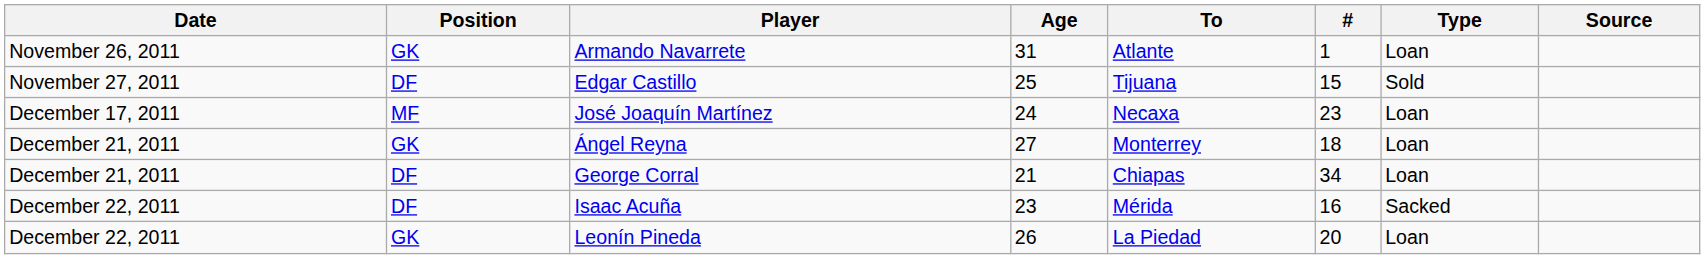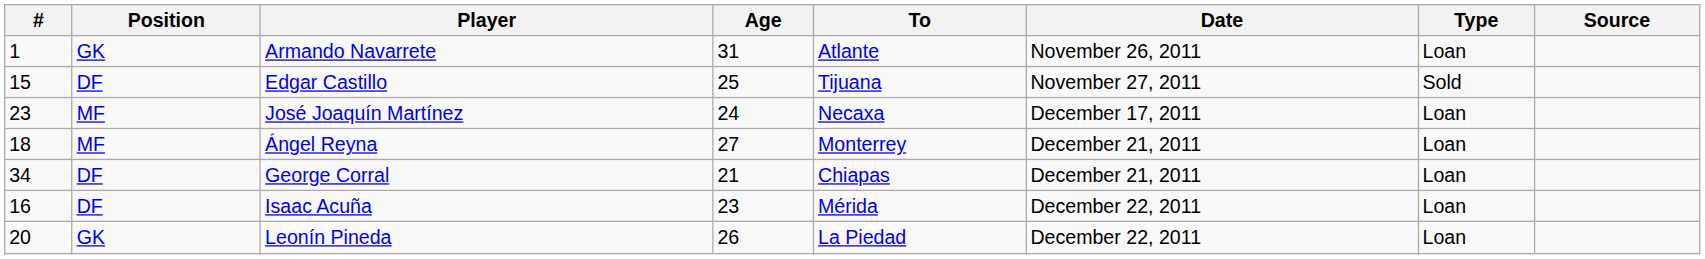columns swapped: (1348, 20) <-> (196, 20)
(405, 145) GK -> (91, 145) MF
(1418, 207) Sacked -> (1444, 207) Loan
